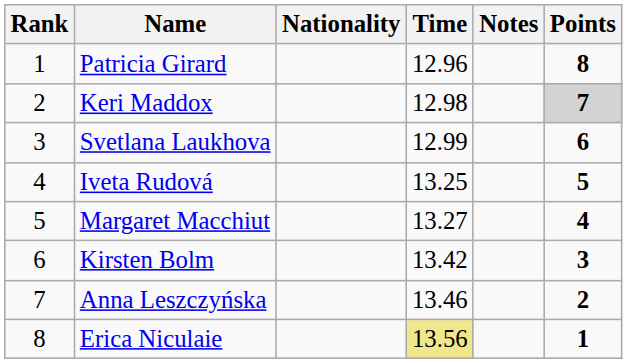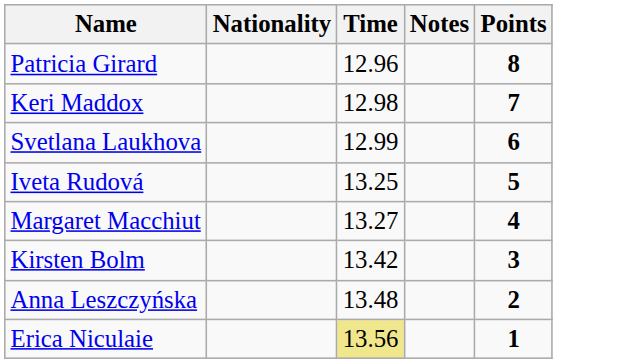- column: (39, 24)
(583, 102) lightgrey background -> (514, 102) no background
(440, 299) 13.46 -> (371, 299) 13.48
